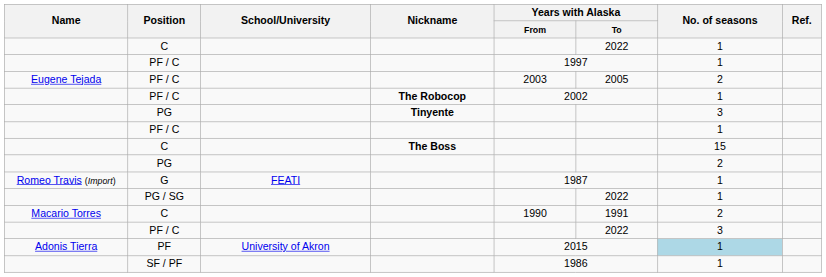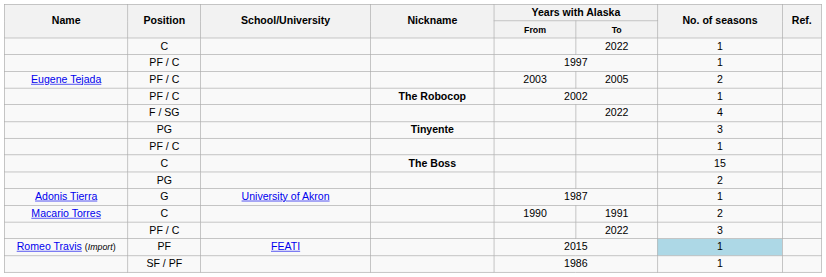+ row: (164, 113)
(66, 180) Romeo Travis (Import) -> (66, 197) Adonis Tierra
(286, 180) FEATI -> (286, 197) University of Akron
- row: (164, 197)
(66, 247) Adonis Tierra -> (66, 247) Romeo Travis (Import)
(286, 247) University of Akron -> (286, 247) FEATI
